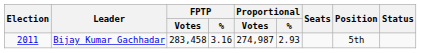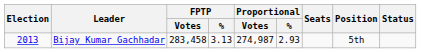(28, 40) 2011 -> (28, 40) 2013
(221, 40) 3.16 -> (221, 40) 3.13
